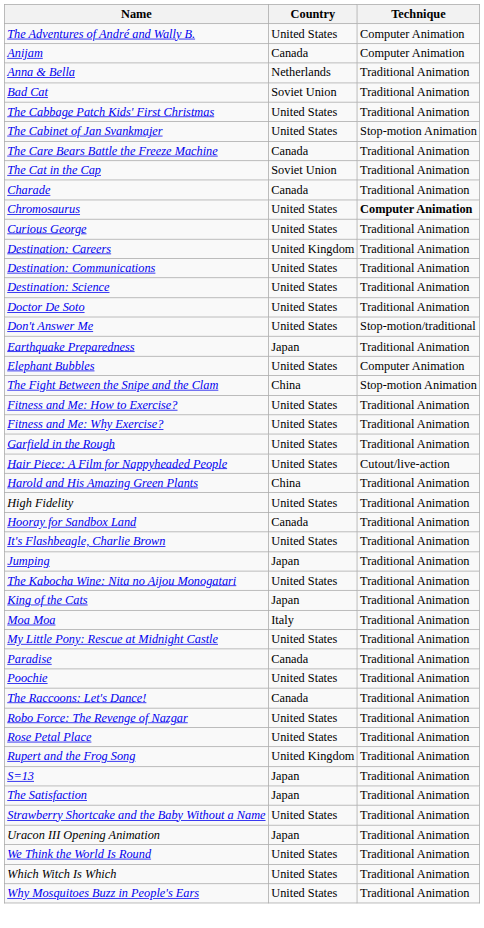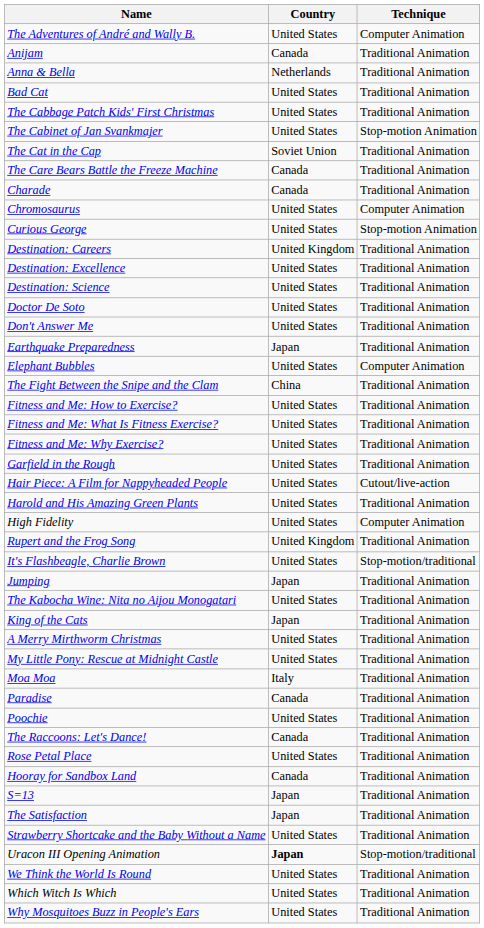(412, 53) Computer Animation -> (415, 53) Traditional Animation
(304, 92) Soviet Union -> (304, 92) United States
rows swapped: (112, 151) <-> (54, 170)
(416, 209) bold -> (412, 209) normal
(415, 229) Traditional Animation -> (418, 229) Stop-motion Animation
- row: (81, 268)
+ row: (66, 268)
(418, 326) Stop-motion/traditional -> (415, 326) Traditional Animation
(418, 385) Stop-motion Animation -> (415, 385) Traditional Animation
+ row: (113, 424)
(286, 483) China -> (304, 502) United States
(415, 502) Traditional Animation -> (412, 522) Computer Animation
rows swapped: (72, 522) <-> (71, 756)
(415, 541) Traditional Animation -> (418, 561) Stop-motion/traditional
+ row: (84, 639)
rows swapped: (31, 619) <-> (113, 639)
- row: (97, 717)
(285, 834) normal -> (287, 854) bold
(415, 834) Traditional Animation -> (418, 854) Stop-motion/traditional
